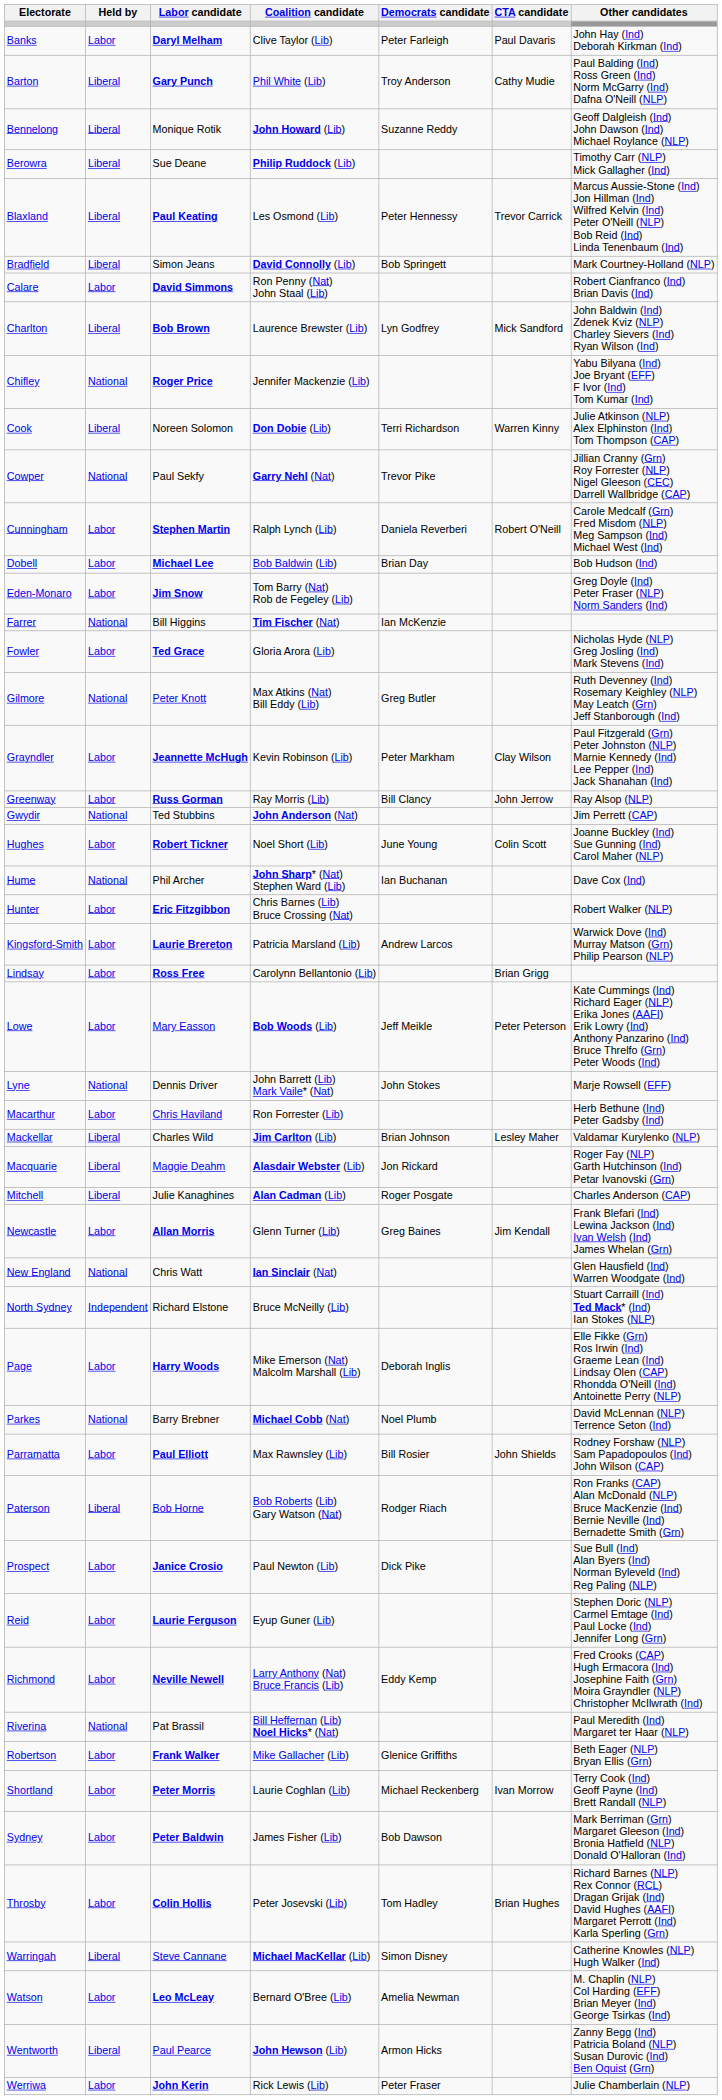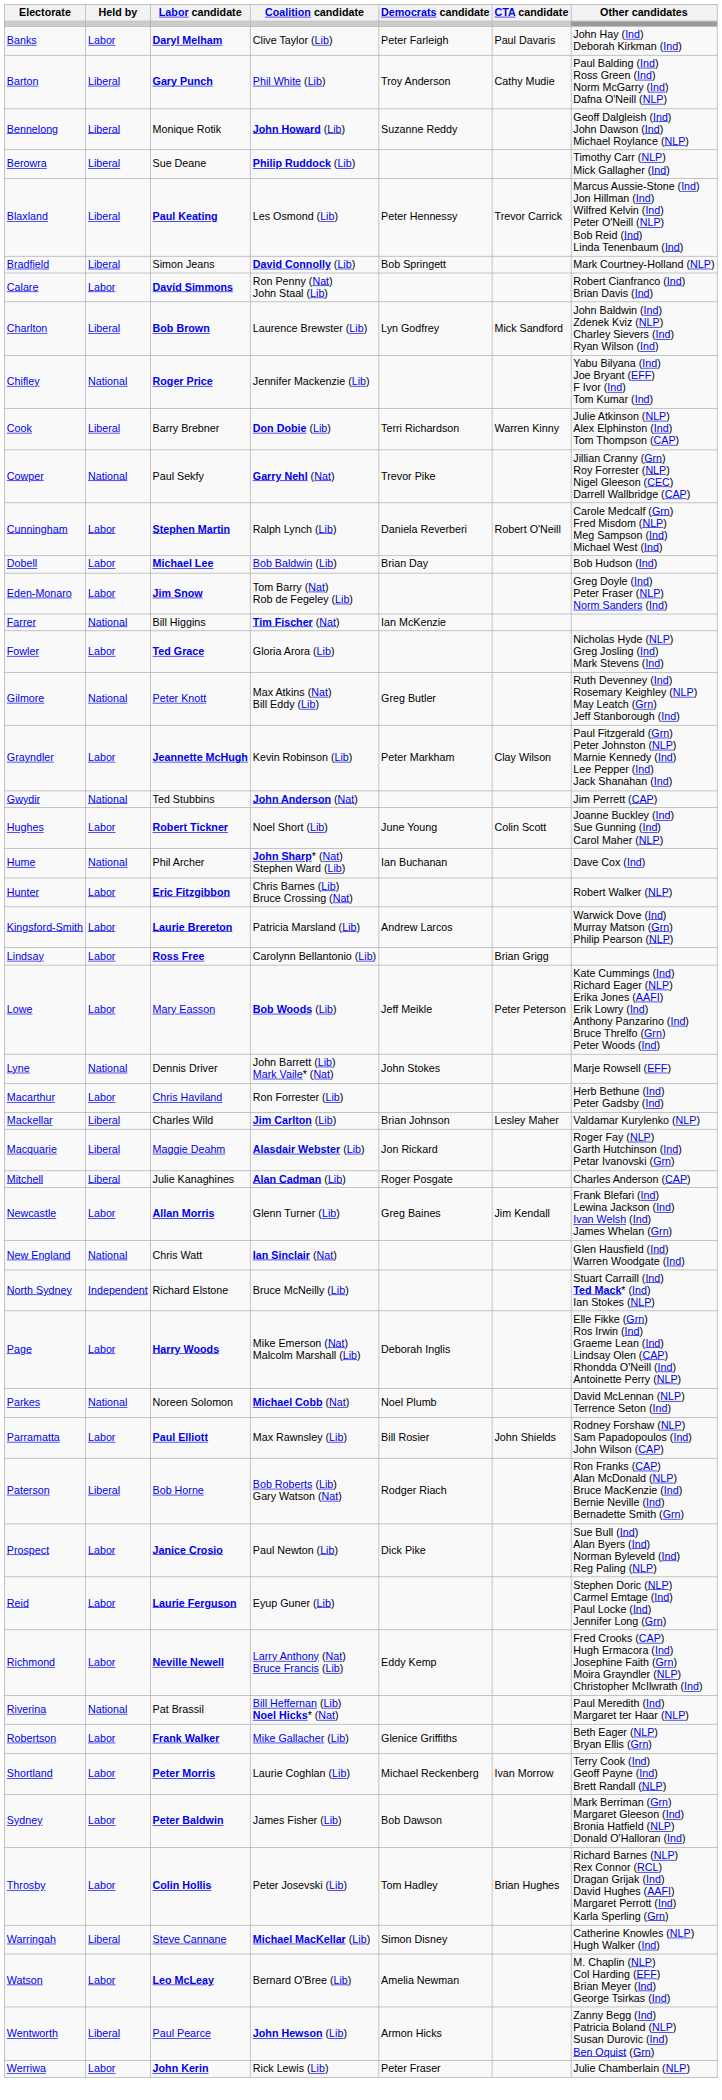(193, 429) Noreen Solomon -> (186, 429) Barry Brebner
- row: (31, 799)
(186, 1419) Barry Brebner -> (193, 1402) Noreen Solomon
